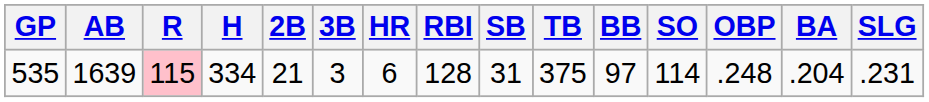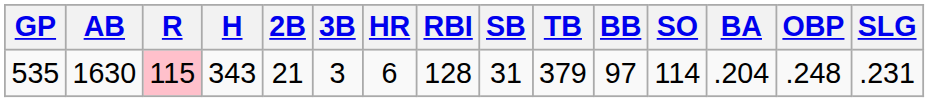columns swapped: (817, 27) <-> (744, 27)
(104, 72) 1639 -> (104, 72) 1630
(232, 72) 334 -> (232, 72) 343
(563, 72) 375 -> (563, 72) 379
